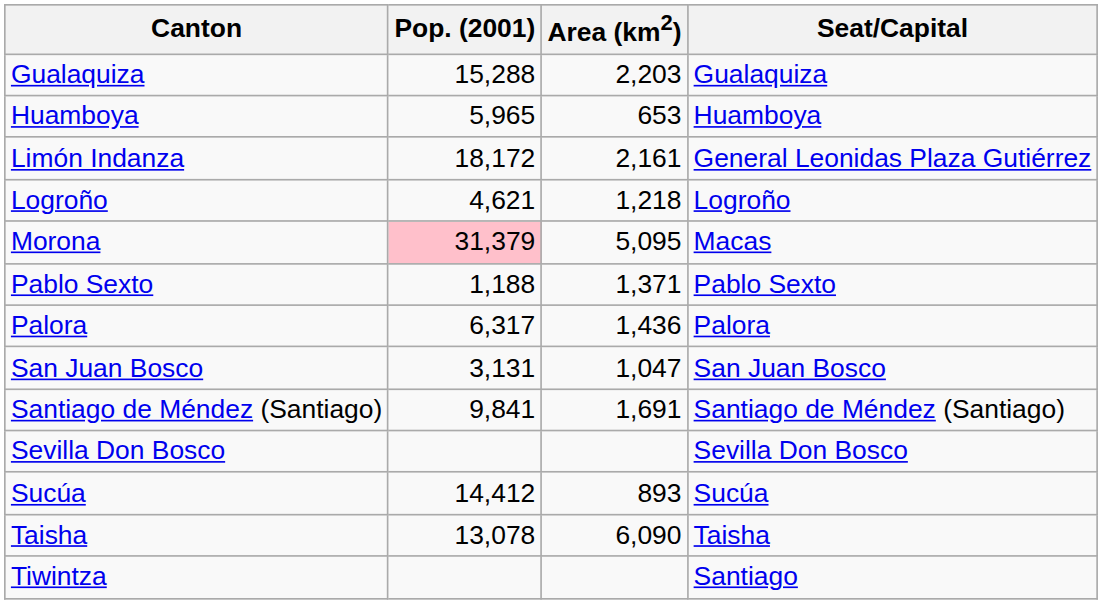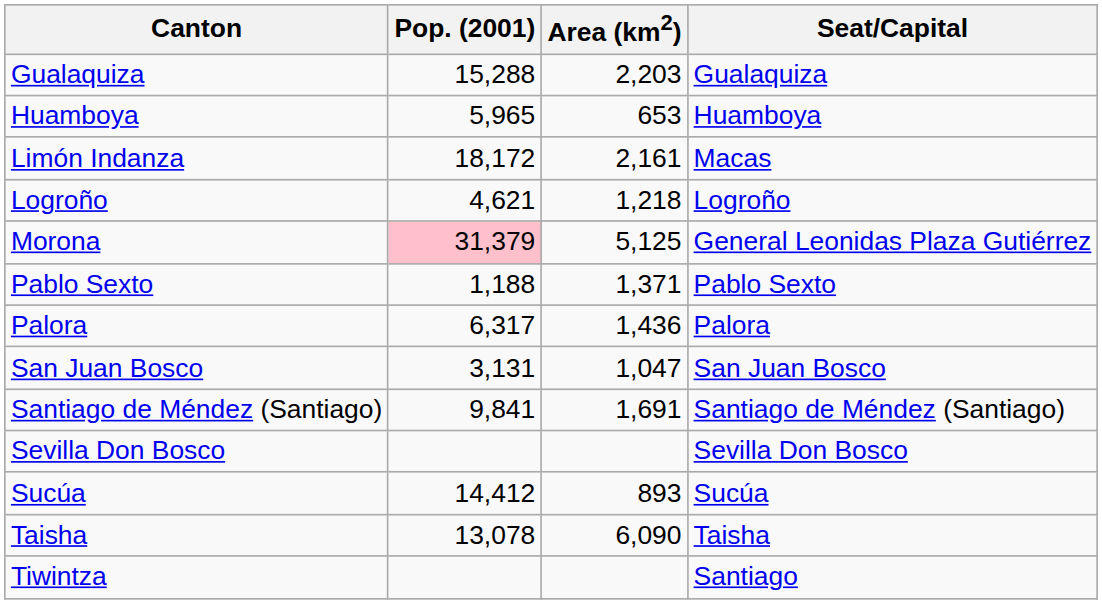(892, 158) General Leonidas Plaza Gutiérrez -> (733, 158) Macas
(648, 241) 5,095 -> (648, 241) 5,125
(733, 241) Macas -> (892, 241) General Leonidas Plaza Gutiérrez
